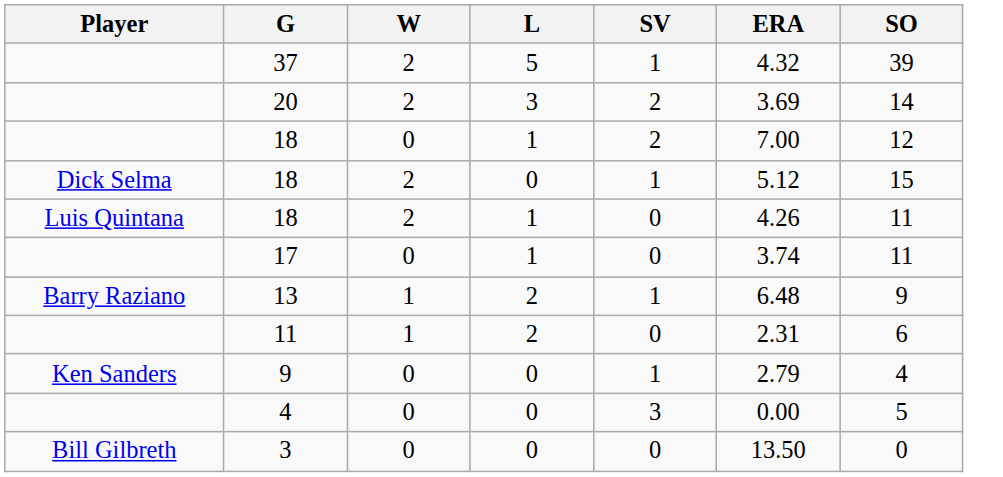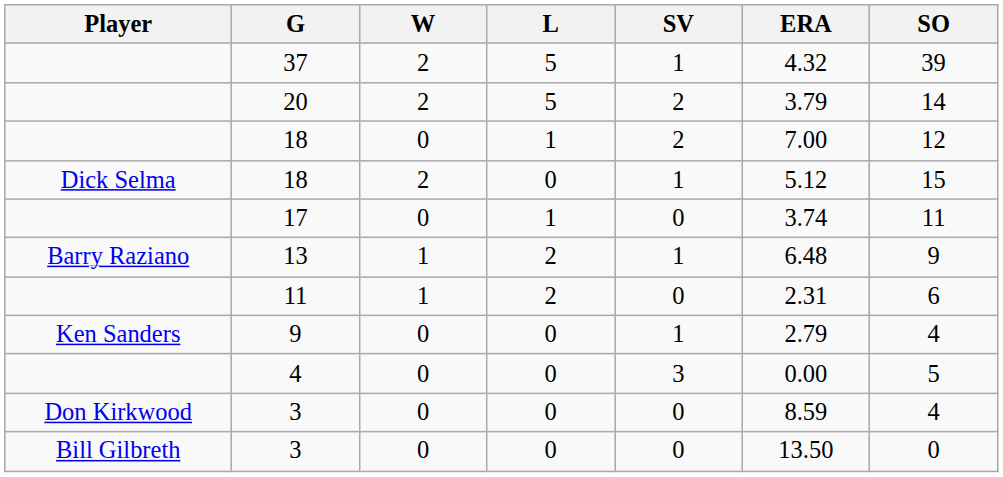(532, 101) 3 -> (551, 101) 5
(778, 101) 3.69 -> (806, 101) 3.79
- row: (114, 218)
+ row: (118, 412)
